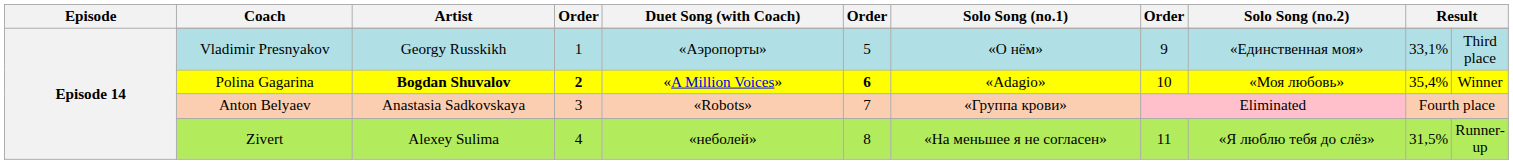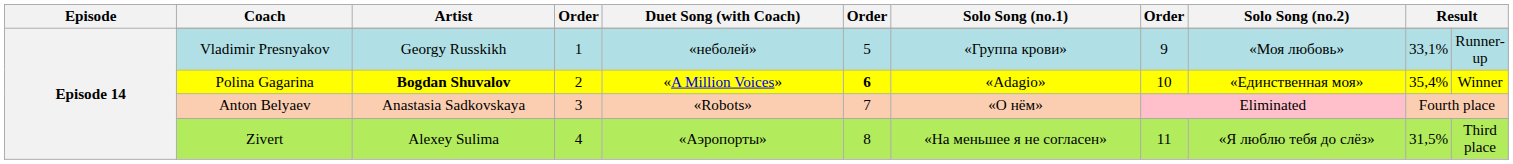(723, 49) «Аэропорты» -> (723, 49) «неболей»
(1016, 49) «О нём» -> (1016, 49) «Группа крови»
(1297, 49) «Единственная моя» -> (1297, 49) «Моя любовь»
(1480, 49) Third place -> (1480, 49) Runner-up
(578, 81) bold -> (578, 81) normal
(1297, 81) «Моя любовь» -> (1297, 81) «Единственная моя»
(1016, 105) «Группа крови» -> (1016, 105) «О нём»
(723, 138) «неболей» -> (723, 138) «Аэропорты»
(1480, 138) Runner-up -> (1480, 138) Third place
